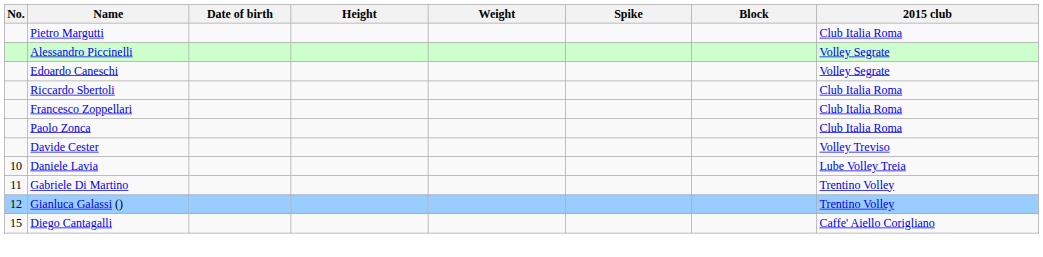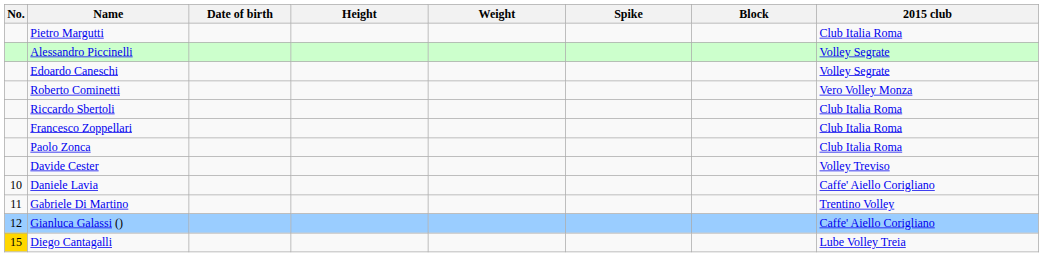+ row: (75, 90)
(863, 166) Lube Volley Treia -> (877, 185) Caffe' Aiello Corigliano
(857, 204) Trentino Volley -> (877, 223) Caffe' Aiello Corigliano
(16, 223) no background -> (16, 242) gold background
(877, 223) Caffe' Aiello Corigliano -> (863, 242) Lube Volley Treia
